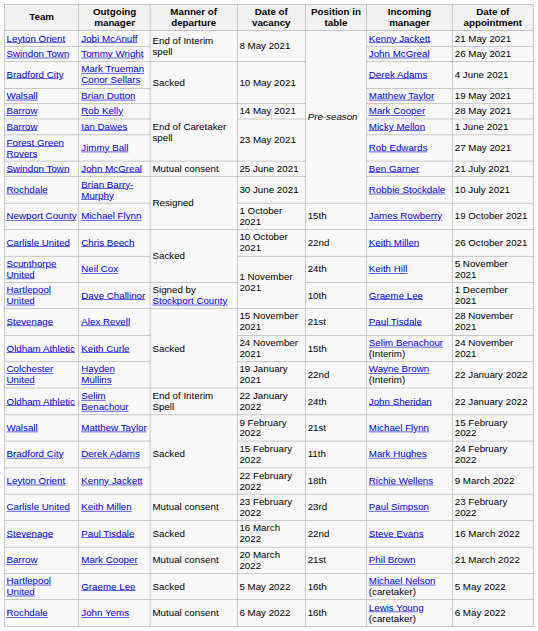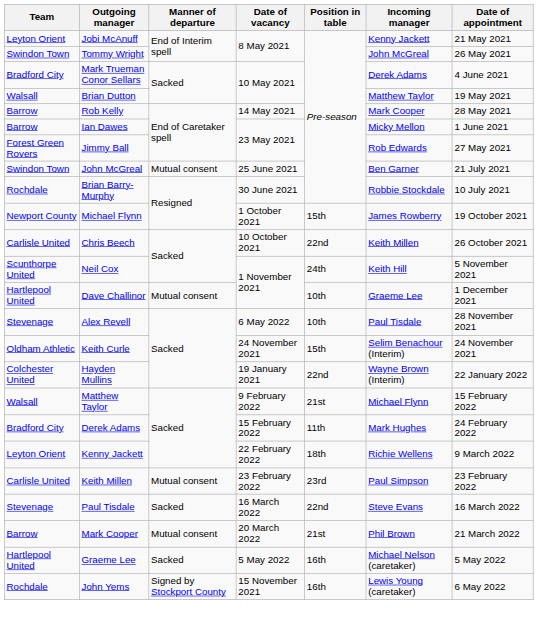(190, 295) Signed by Stockport County -> (184, 295) Mutual consent
(269, 322) 15 November 2021 -> (264, 322) 6 May 2022
(317, 322) 21st -> (316, 322) 10th
- row: (105, 401)
(186, 613) Mutual consent -> (188, 586) Signed by Stockport County
(265, 613) 6 May 2022 -> (268, 586) 15 November 2021
